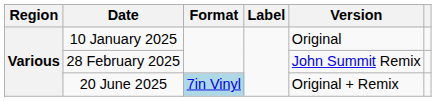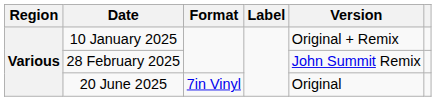(317, 38) Original -> (345, 38) Original + Remix
(214, 84) lightblue background -> (214, 84) no background
(345, 84) Original + Remix -> (317, 84) Original
